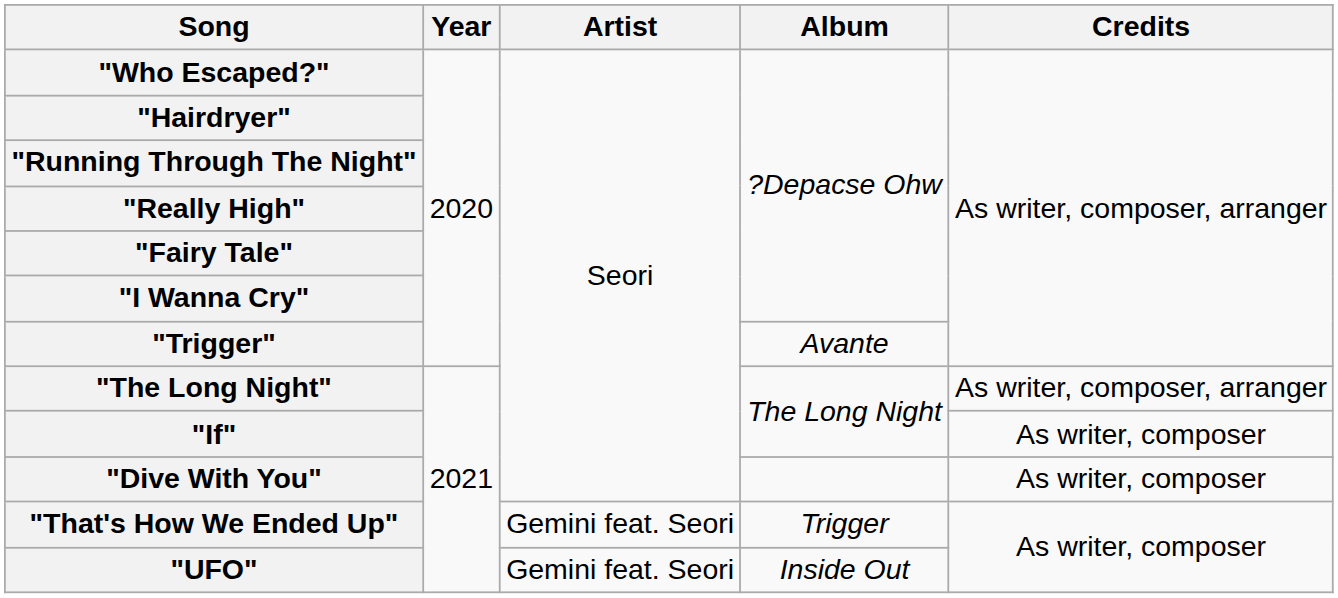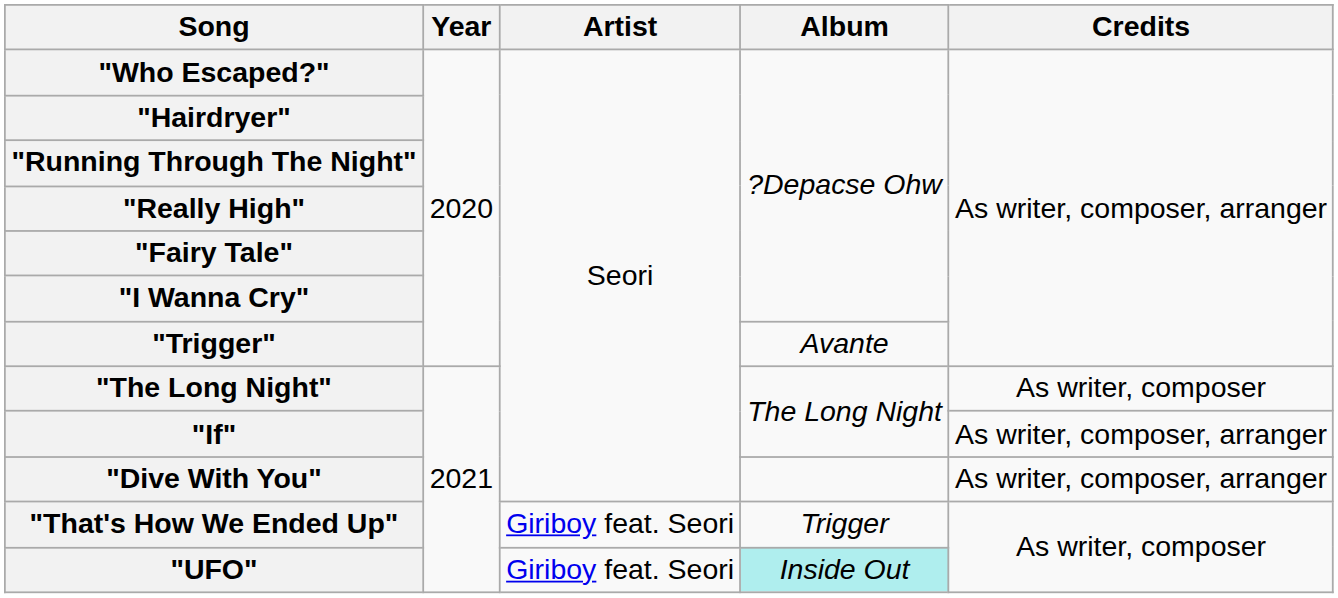(1141, 388) As writer, composer, arranger -> (1141, 388) As writer, composer
(1141, 433) As writer, composer -> (1141, 433) As writer, composer, arranger
(1141, 478) As writer, composer -> (1141, 478) As writer, composer, arranger
(620, 523) Gemini feat. Seori -> (620, 523) Giriboy feat. Seori
(620, 569) Gemini feat. Seori -> (620, 569) Giriboy feat. Seori
(845, 569) no background -> (845, 569) paleturquoise background
